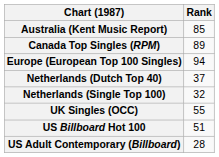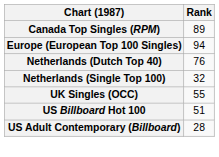- row: (94, 29)
(199, 78) 37 -> (199, 62) 76
